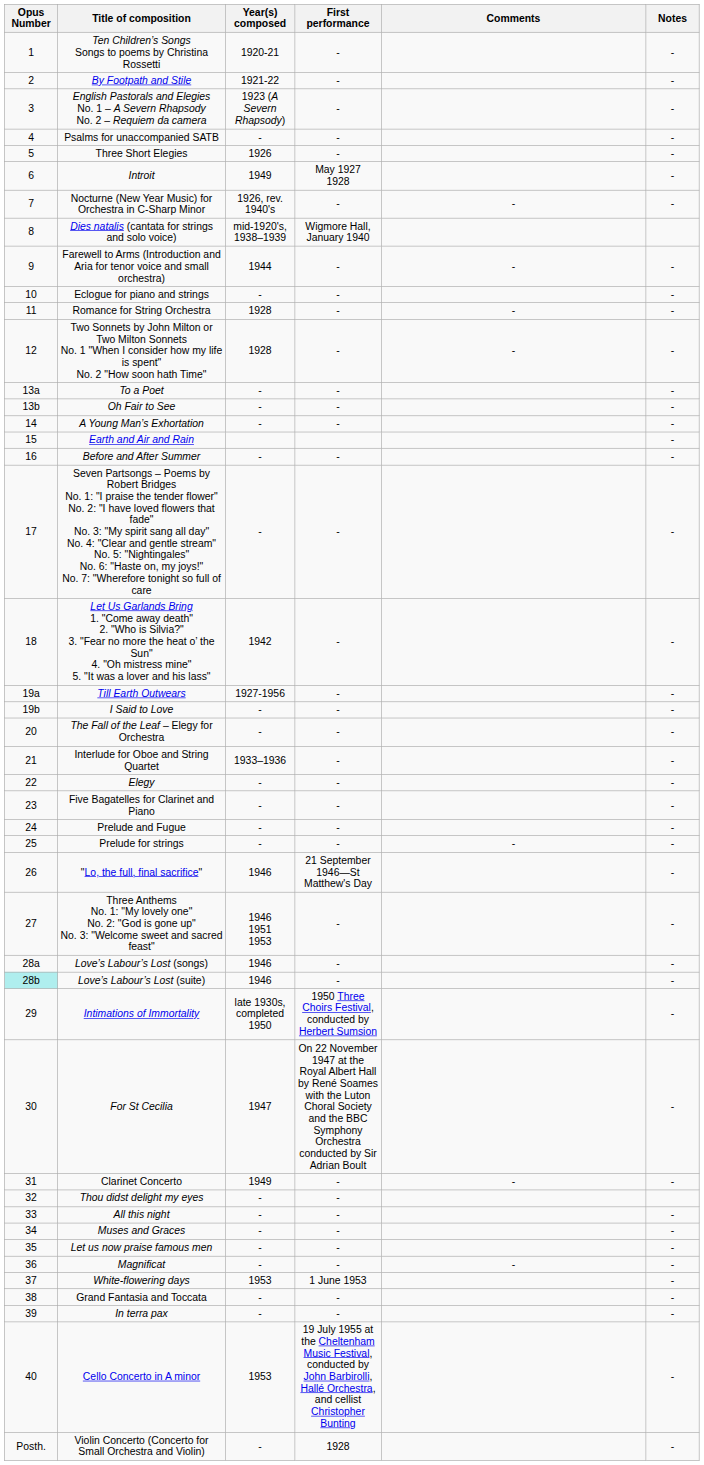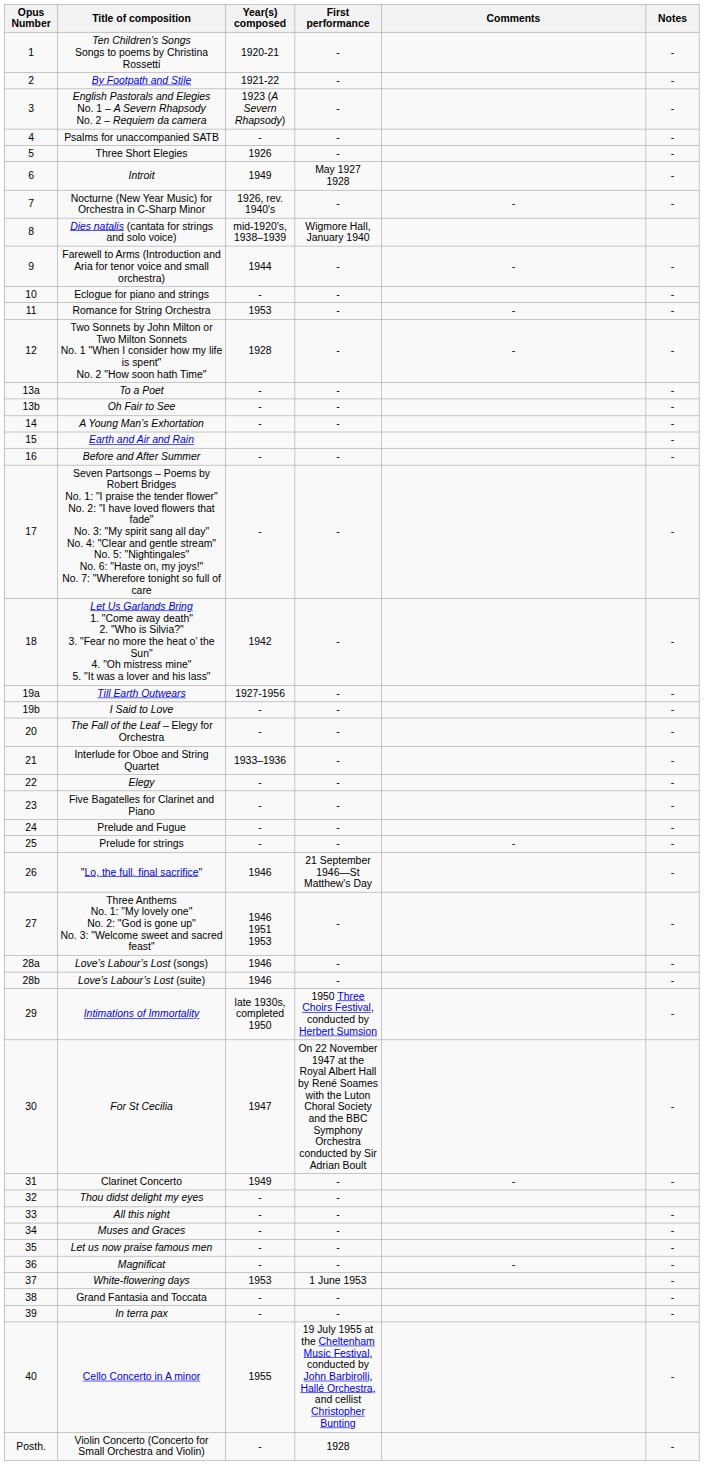(260, 311) 1928 -> (260, 311) 1953
(31, 980) paleturquoise background -> (31, 980) no background
(260, 1377) 1953 -> (260, 1377) 1955
